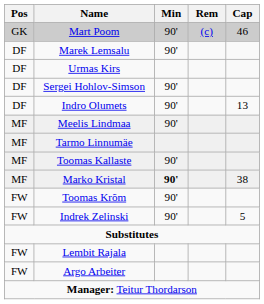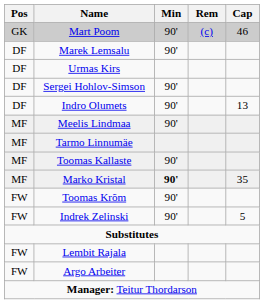(242, 178) 38 -> (242, 178) 35
